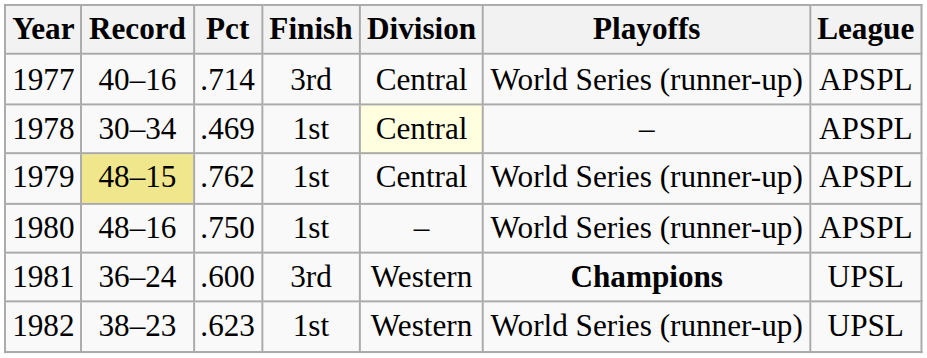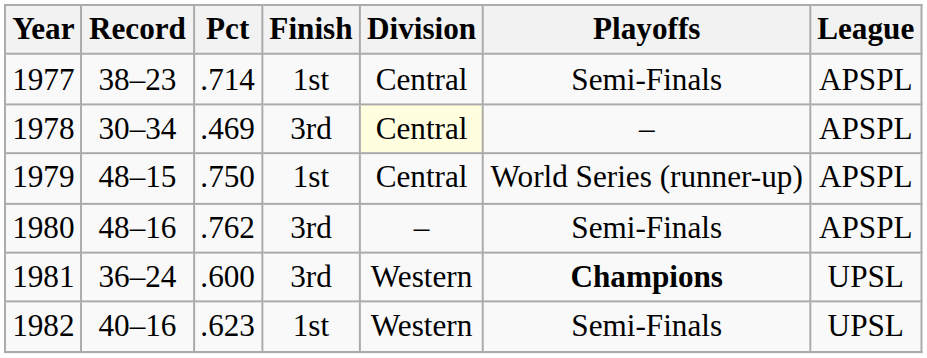(137, 78) 40–16 -> (137, 78) 38–23
(311, 78) 3rd -> (311, 78) 1st
(647, 78) World Series (runner-up) -> (647, 78) Semi-Finals
(311, 128) 1st -> (311, 128) 3rd
(137, 177) khaki background -> (137, 177) no background
(228, 177) .762 -> (228, 177) .750
(228, 227) .750 -> (228, 227) .762
(311, 227) 1st -> (311, 227) 3rd
(647, 227) World Series (runner-up) -> (647, 227) Semi-Finals
(137, 326) 38–23 -> (137, 326) 40–16
(647, 326) World Series (runner-up) -> (647, 326) Semi-Finals
